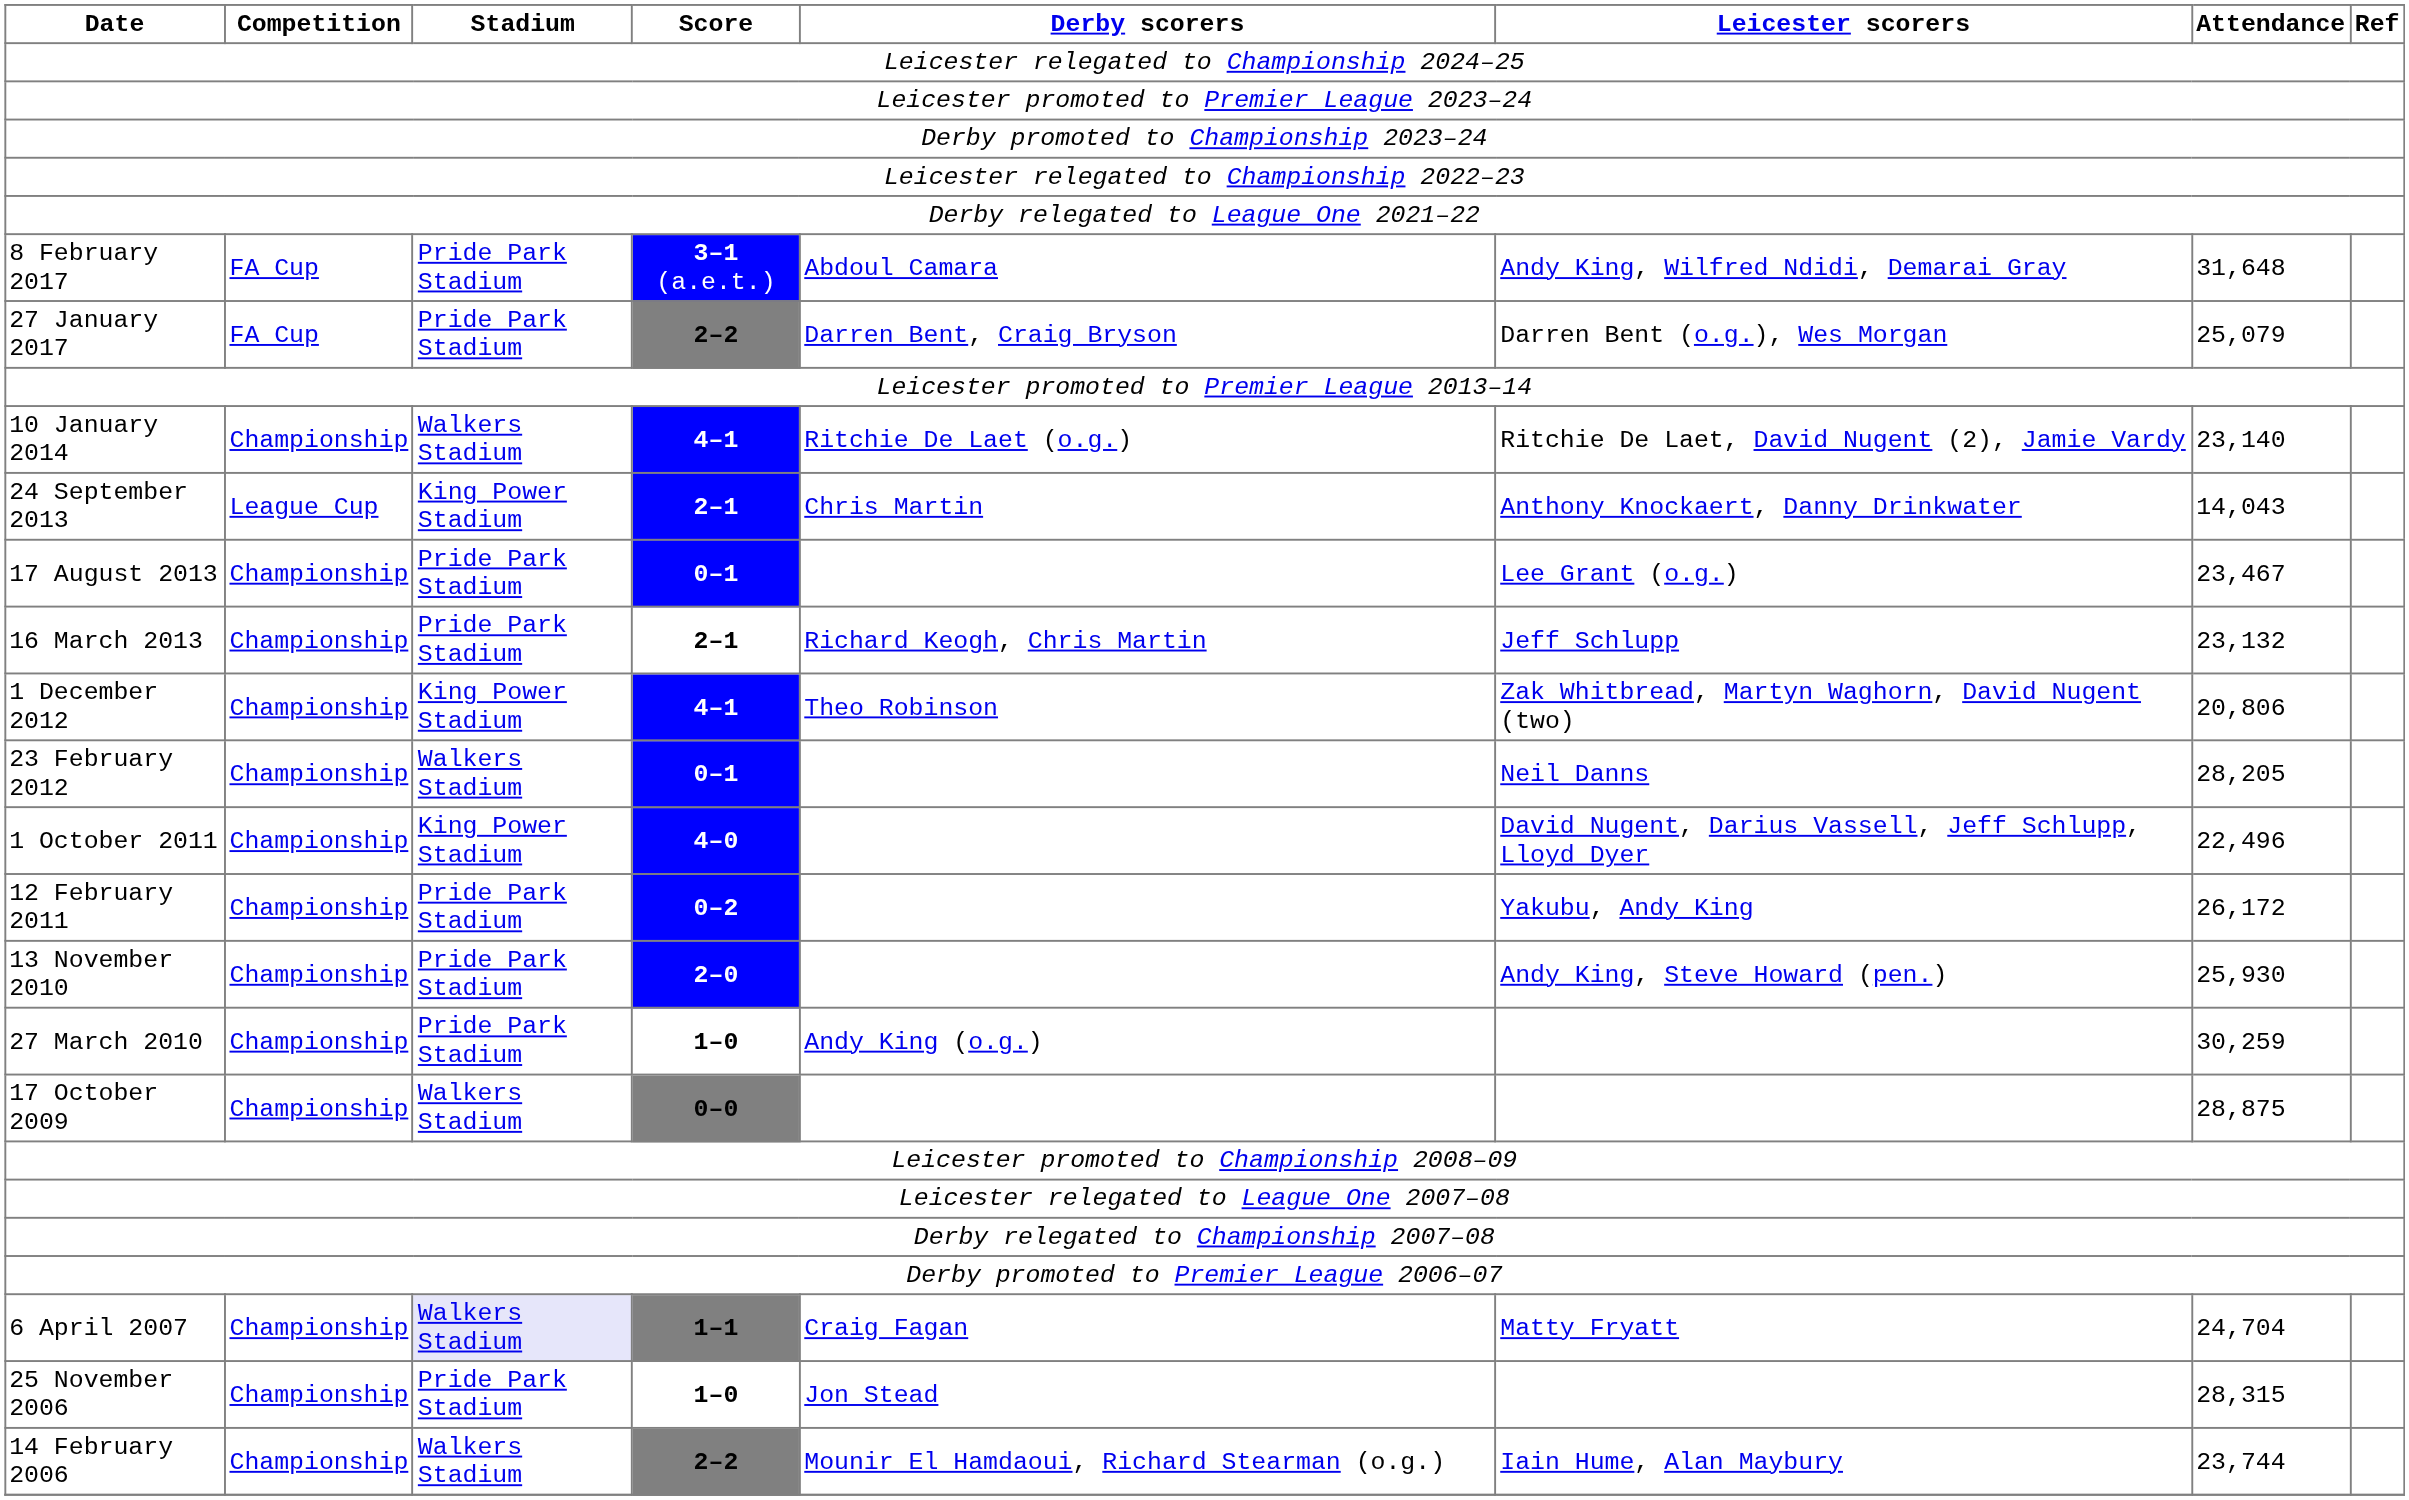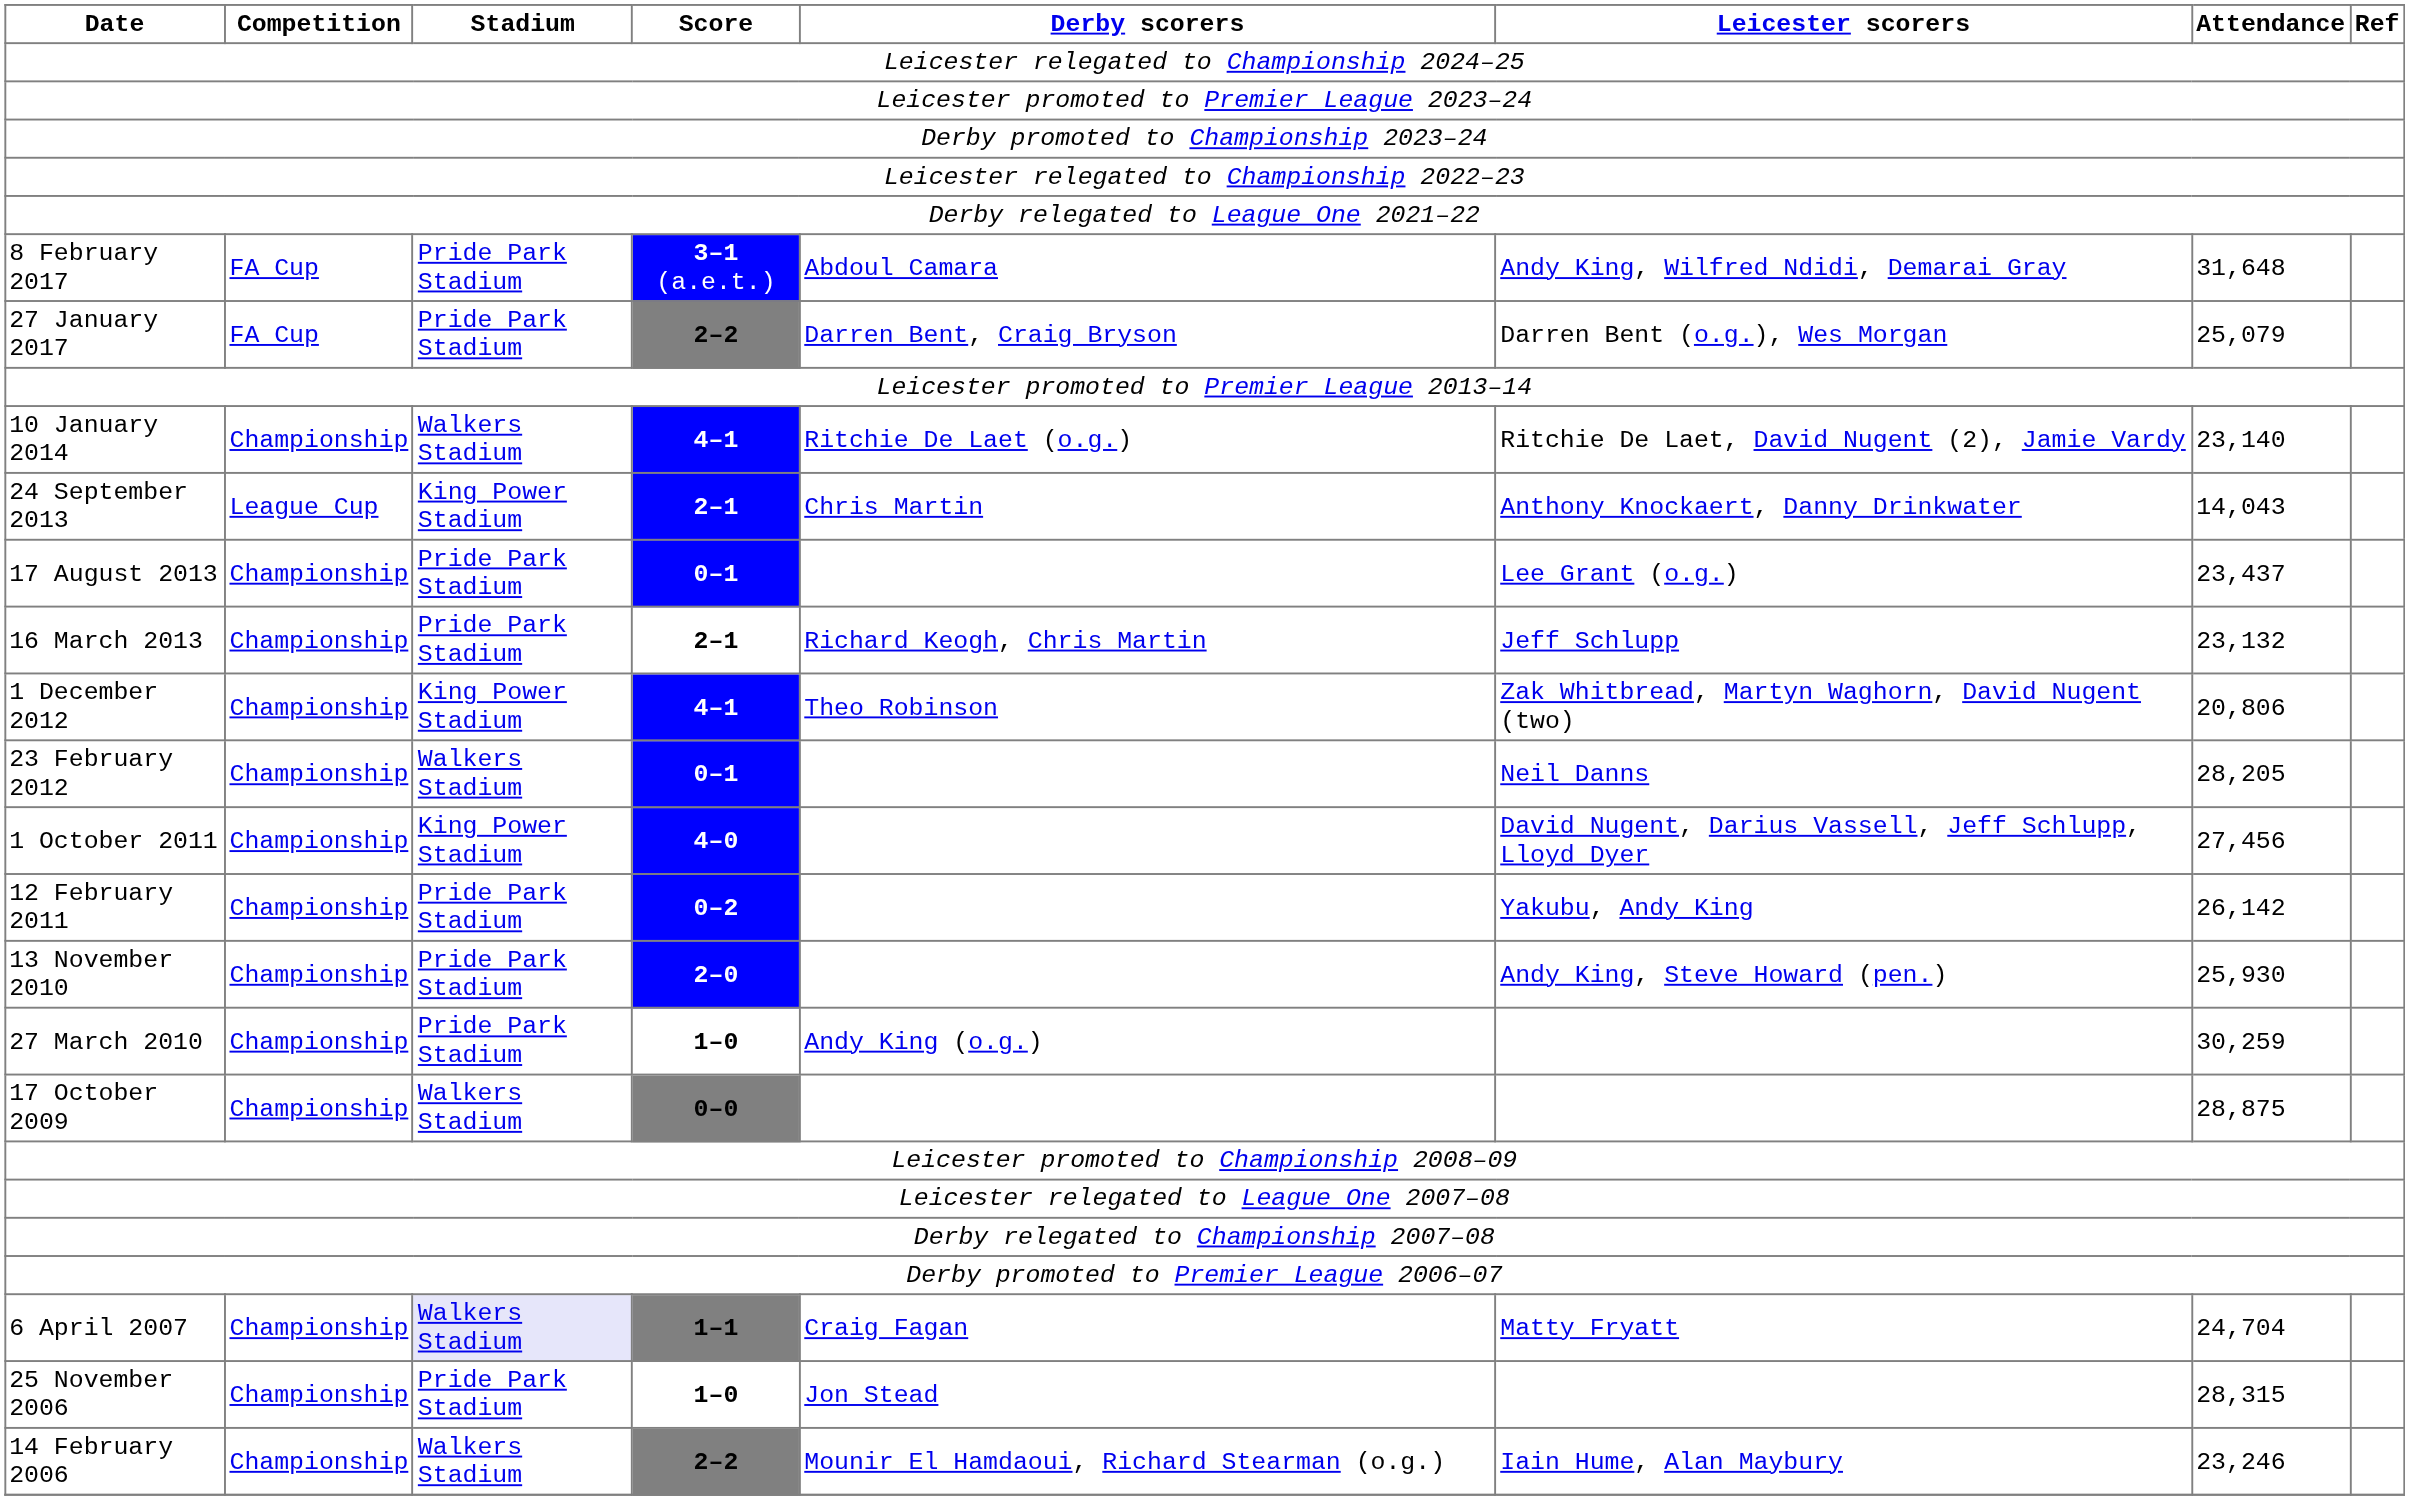(2241, 573) 23,467 -> (2241, 573) 23,437
(2241, 841) 22,496 -> (2241, 841) 27,456
(2241, 907) 26,172 -> (2241, 907) 26,142
(2241, 1461) 23,744 -> (2241, 1461) 23,246
